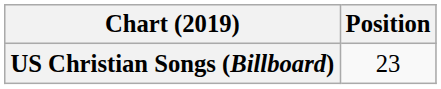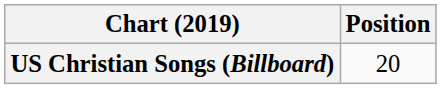(388, 63) 23 -> (388, 63) 20
